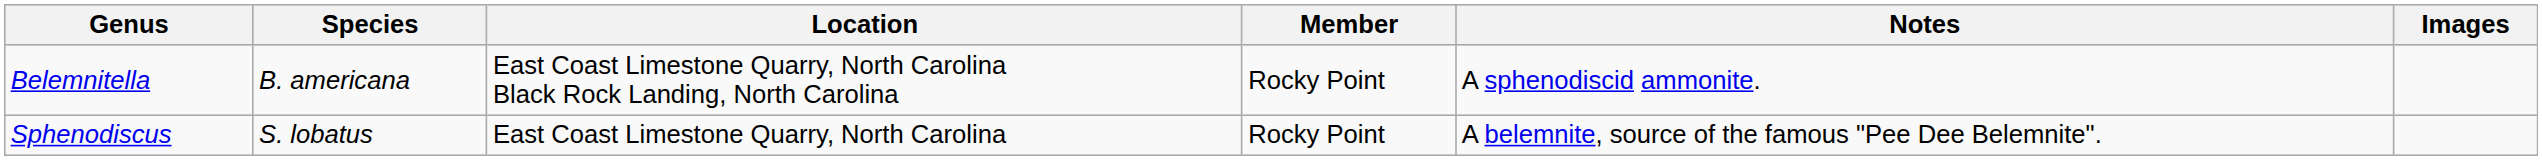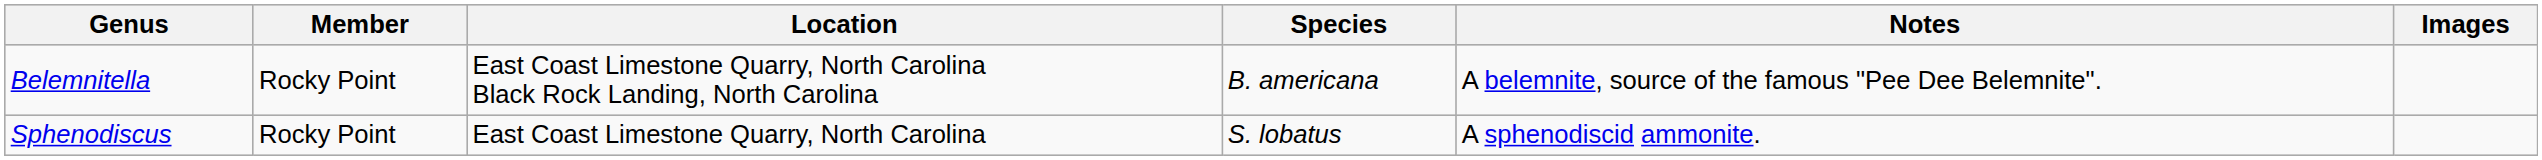columns swapped: (370, 24) <-> (1349, 24)
(1611, 79) A sphenodiscid ammonite. -> (1782, 79) A belemnite, source of the famous "Pee Dee Belemnite".
(1782, 134) A belemnite, source of the famous "Pee Dee Belemnite". -> (1611, 134) A sphenodiscid ammonite.
